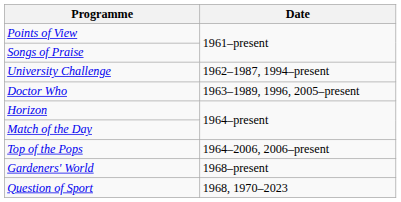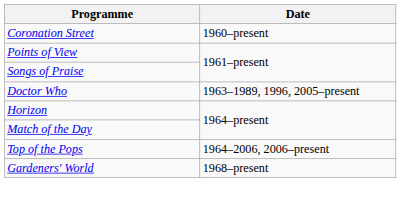+ row: (50, 33)
- row: (59, 71)
- row: (50, 187)
